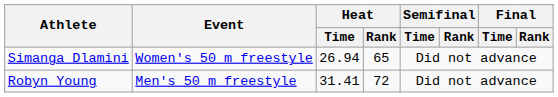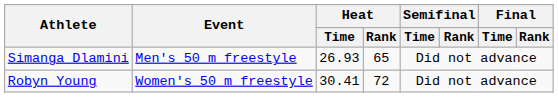(224, 58) Women's 50 m freestyle -> (216, 58) Men's 50 m freestyle
(339, 58) 26.94 -> (339, 58) 26.93
(216, 81) Men's 50 m freestyle -> (224, 81) Women's 50 m freestyle
(339, 81) 31.41 -> (339, 81) 30.41
